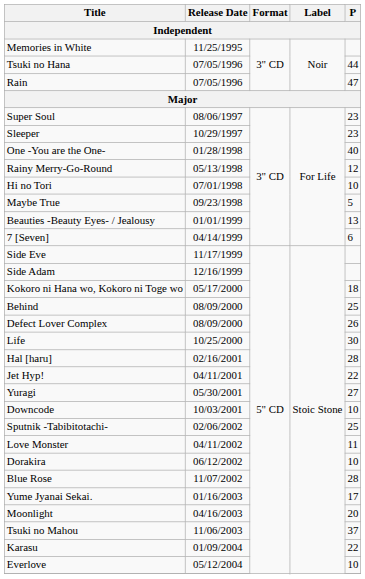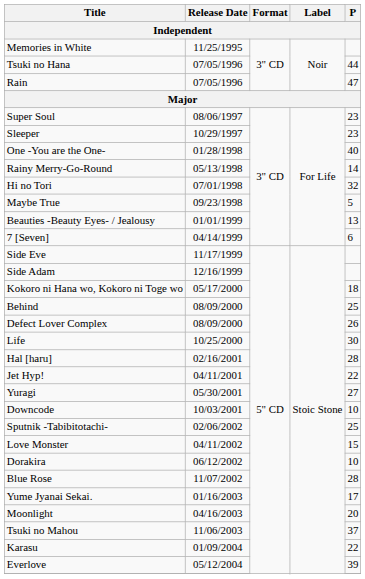(353, 168) 12 -> (353, 168) 14
(353, 185) 10 -> (353, 185) 32
(353, 444) 11 -> (353, 444) 15
(353, 565) 10 -> (353, 565) 39
